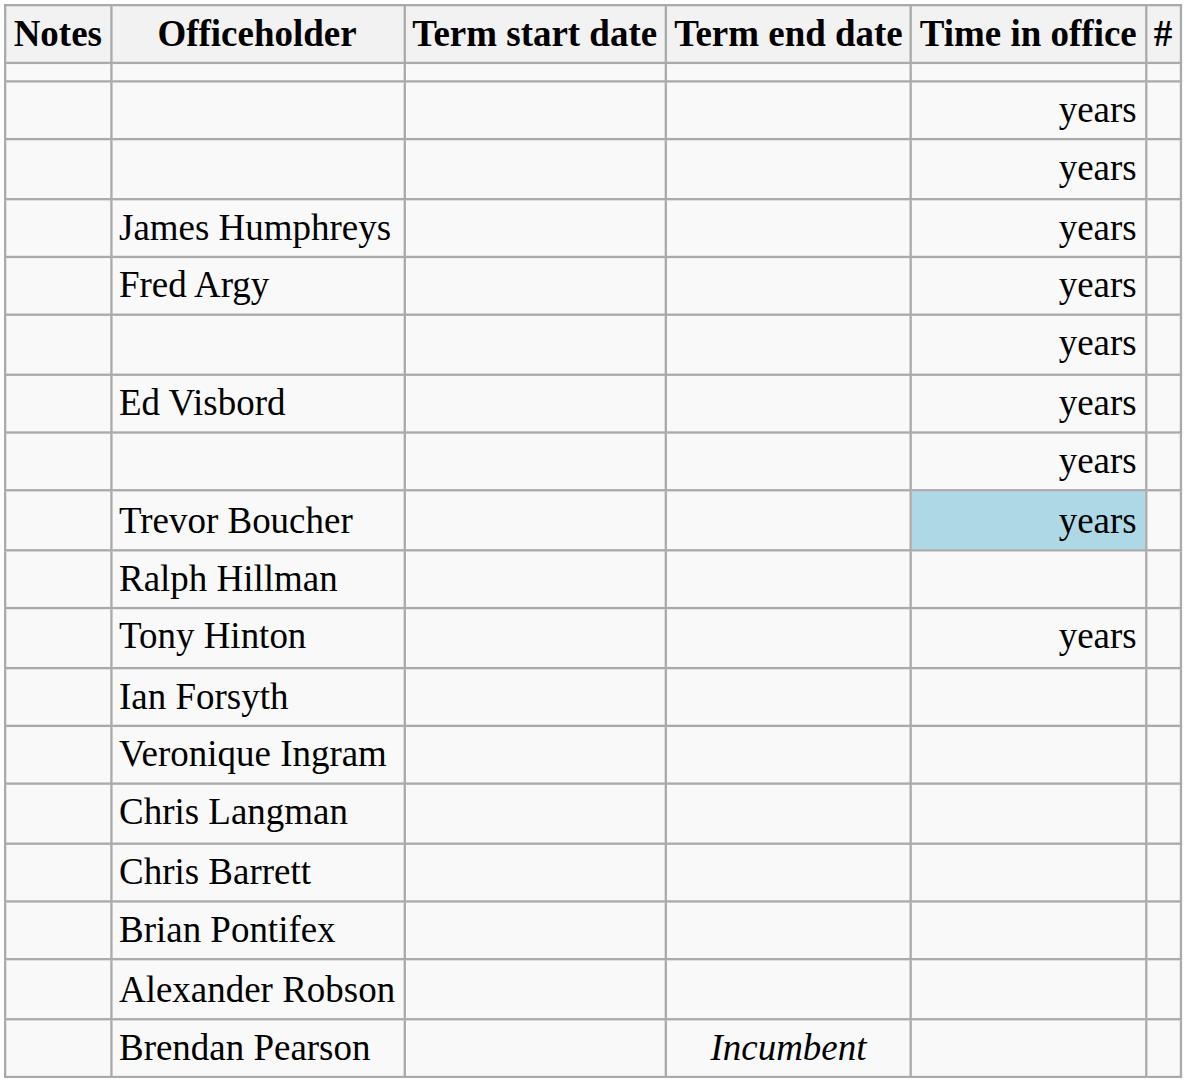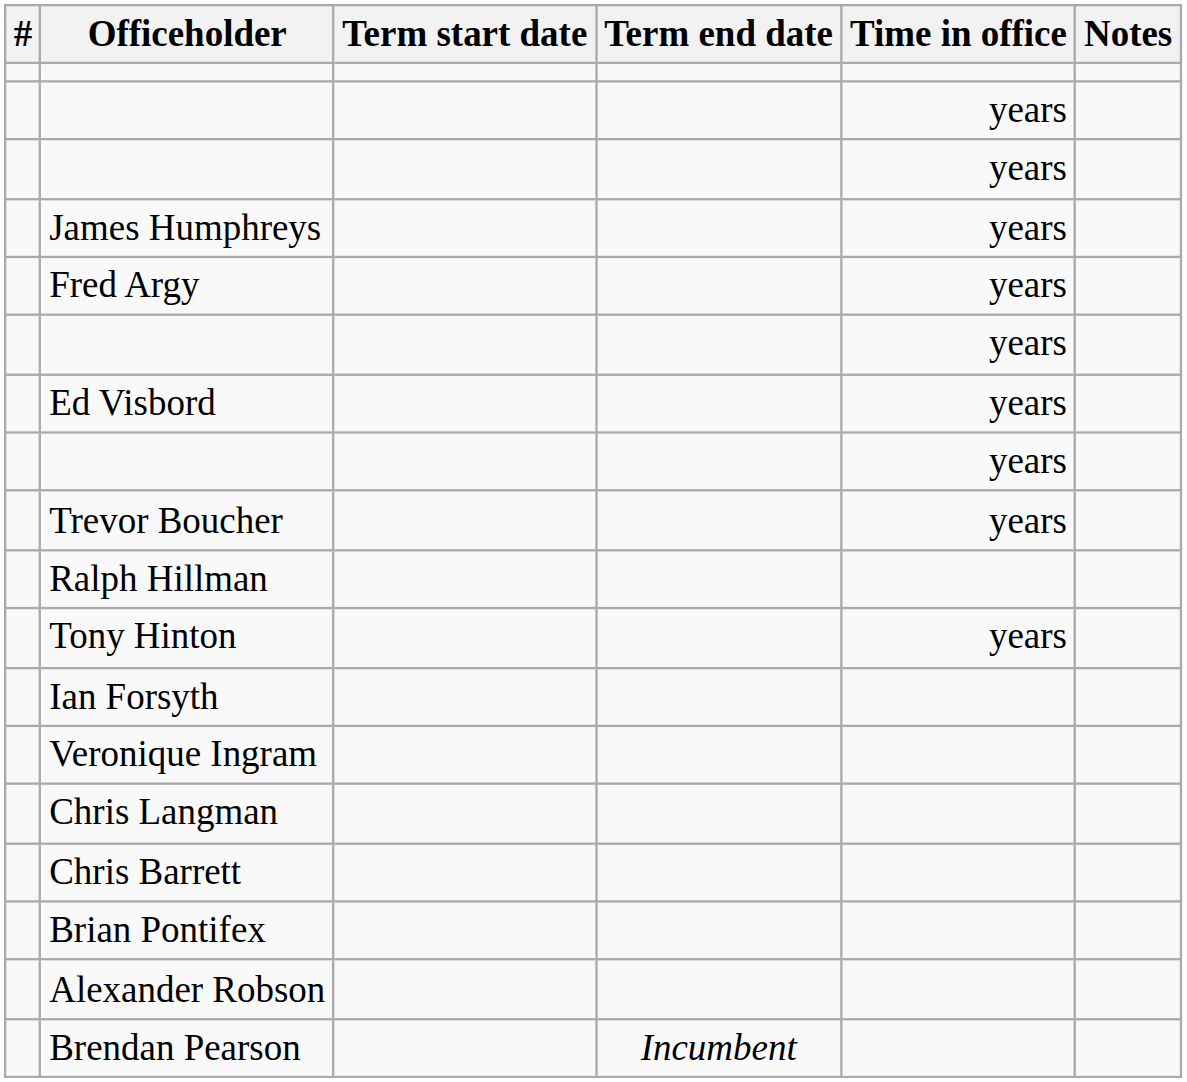columns swapped: (1163, 33) <-> (58, 33)
(1098, 519) lightblue background -> (1028, 519) no background
